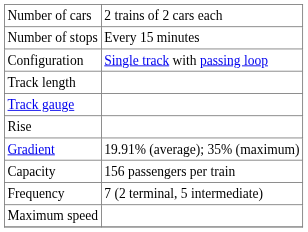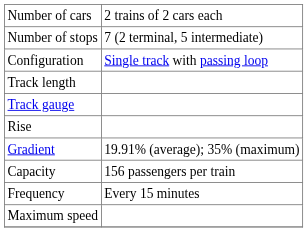(152, 37) Every 15 minutes -> (184, 37) 7 (2 terminal, 5 intermediate)
(184, 193) 7 (2 terminal, 5 intermediate) -> (152, 193) Every 15 minutes
